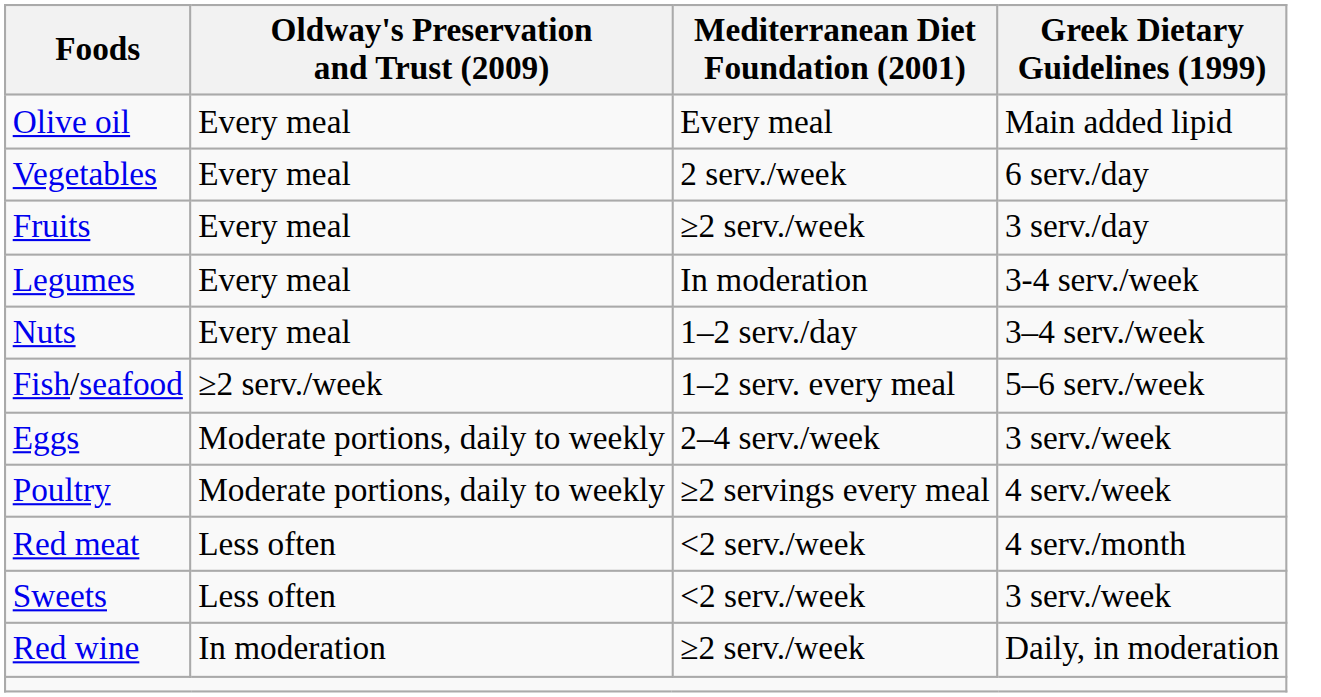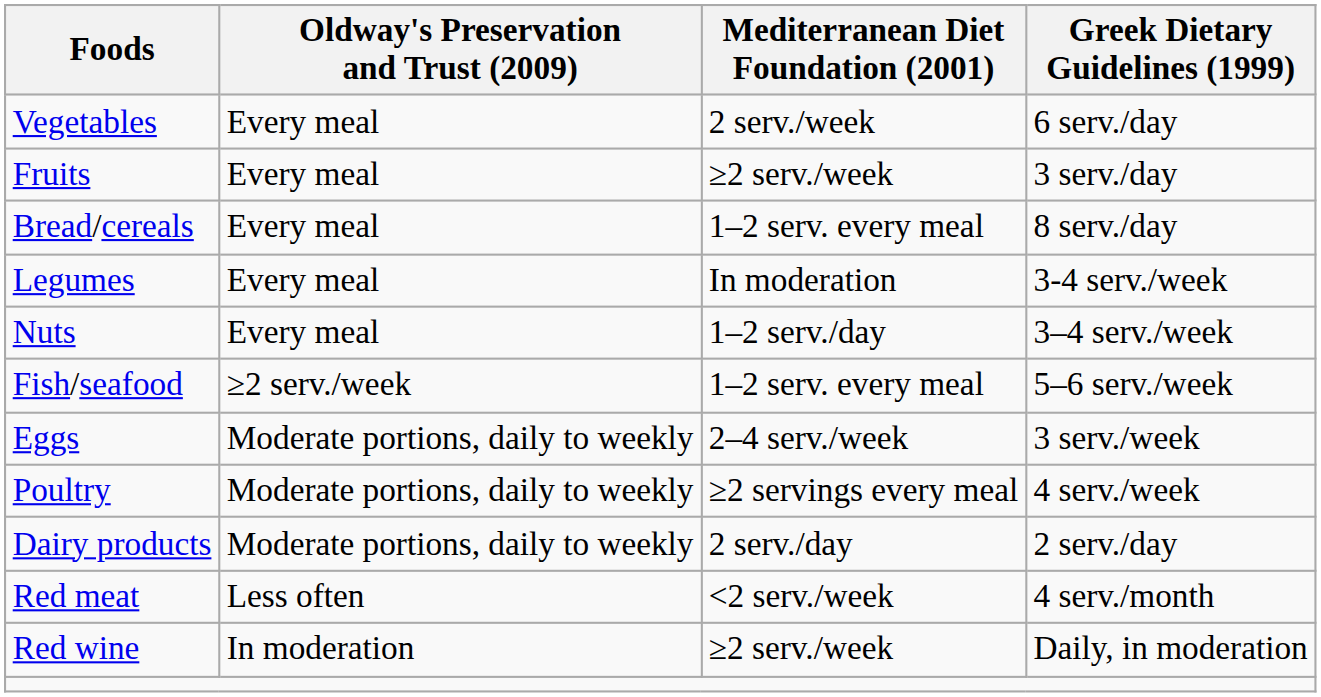- row: (71, 121)
+ row: (103, 226)
+ row: (112, 543)
- row: (60, 596)
